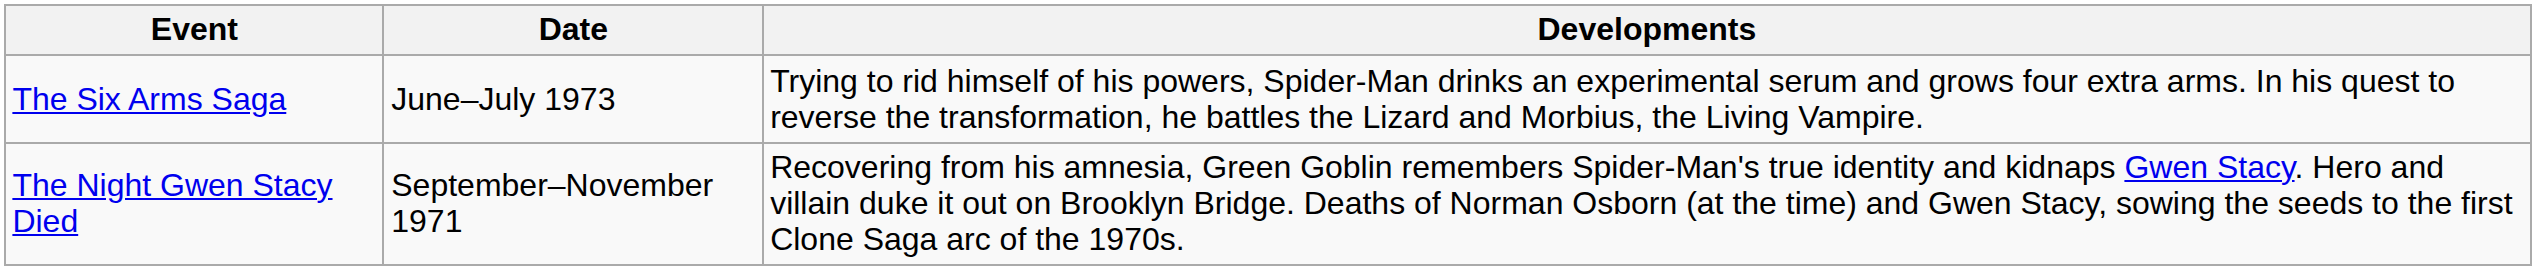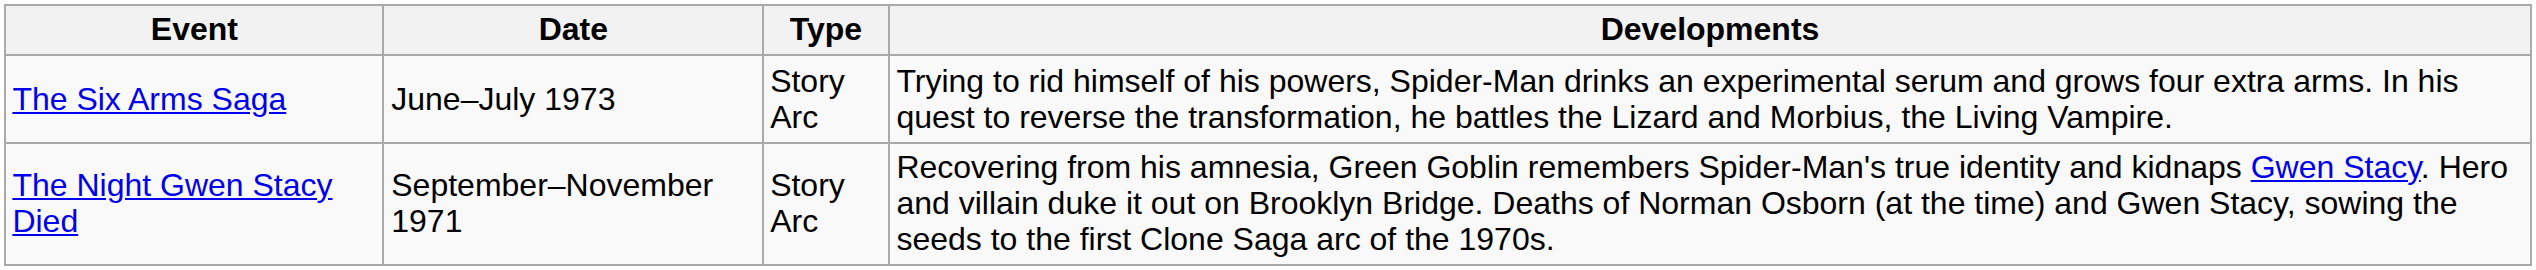+ column: (826, 29)
